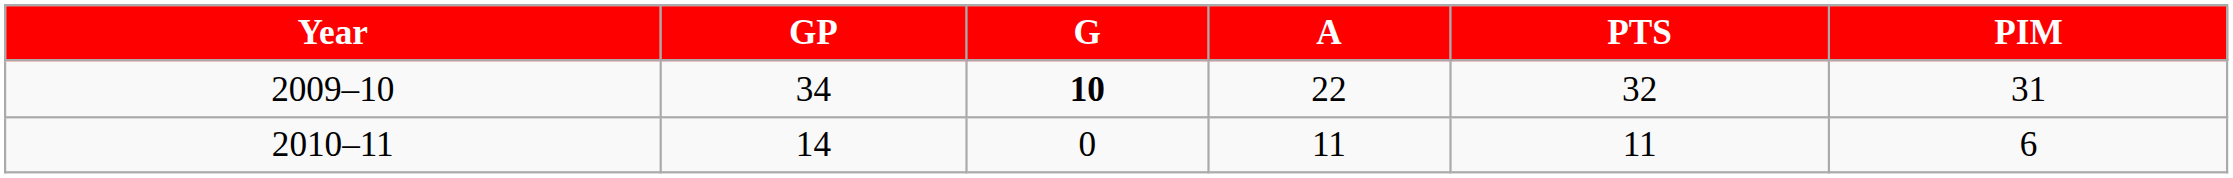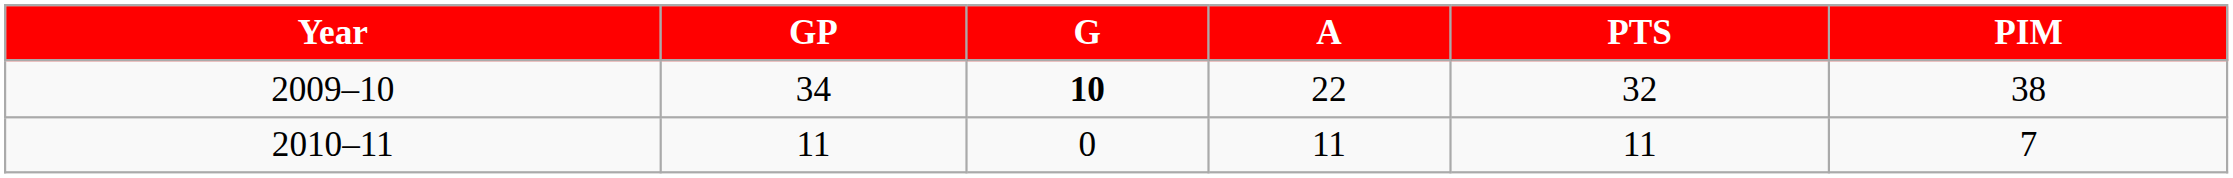(2028, 88) 31 -> (2028, 88) 38
(813, 144) 14 -> (813, 144) 11
(2028, 144) 6 -> (2028, 144) 7
